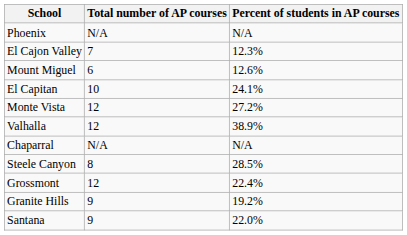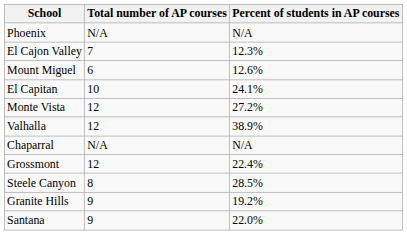rows swapped: (41, 164) <-> (33, 182)
